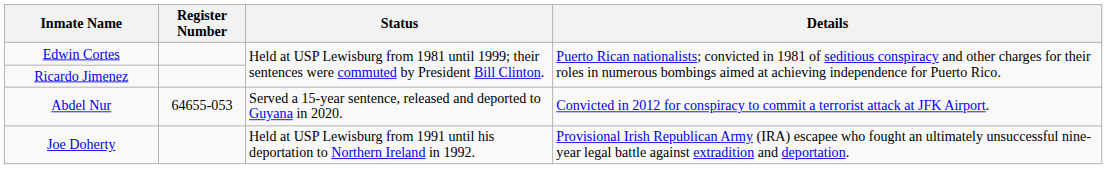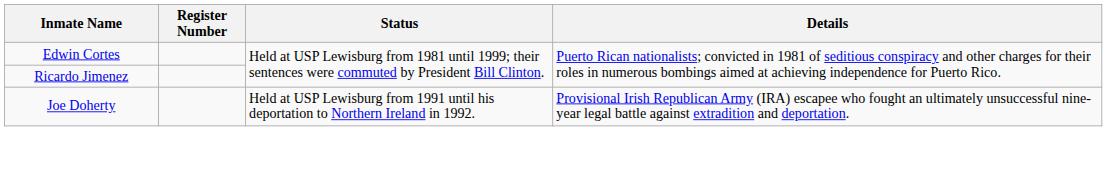- row: (81, 106)
